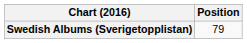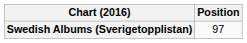(218, 30) 79 -> (218, 30) 97
